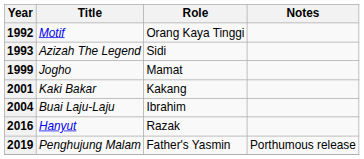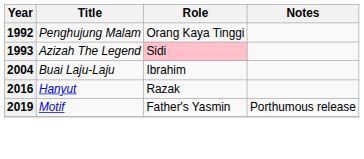(52, 32) Motif -> (90, 32) Penghujung Malam
(156, 51) no background -> (156, 51) pink background
- row: (20, 70)
- row: (20, 88)
(90, 145) Penghujung Malam -> (52, 107) Motif
